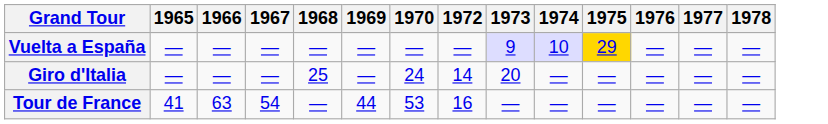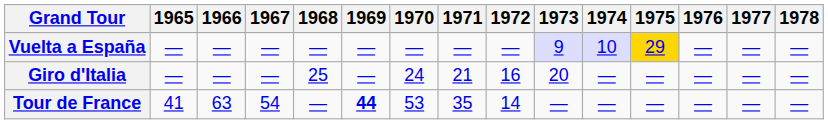+ column: (462, 18)
(462, 75) 14 -> (511, 75) 16
(366, 103) normal -> (366, 103) bold
(462, 103) 16 -> (511, 103) 14
